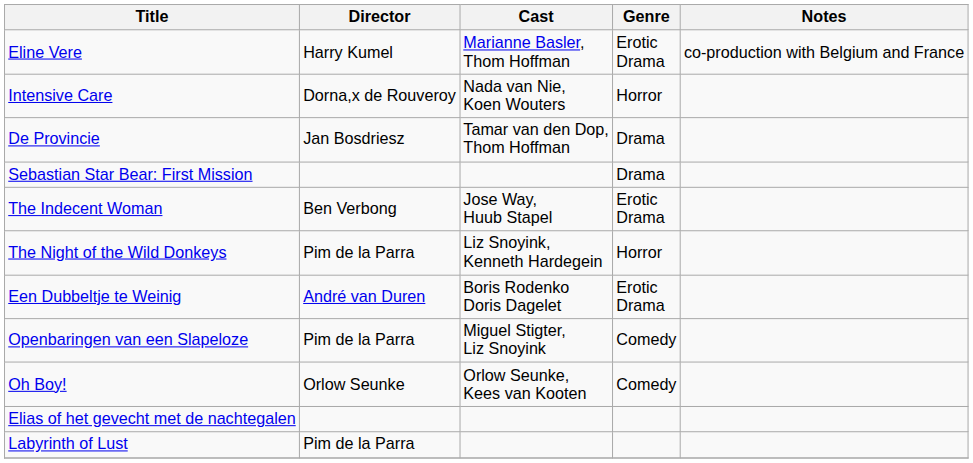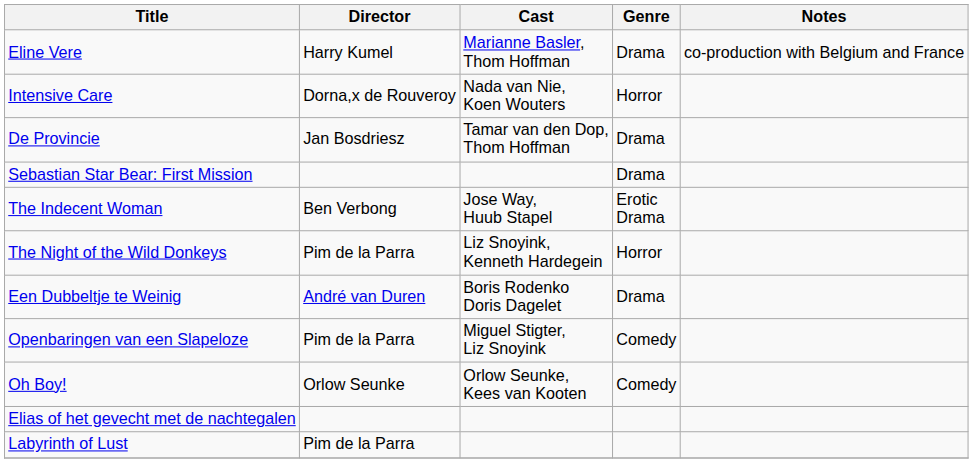(641, 52) Erotic Drama -> (641, 52) Drama
(641, 296) Erotic Drama -> (641, 296) Drama
